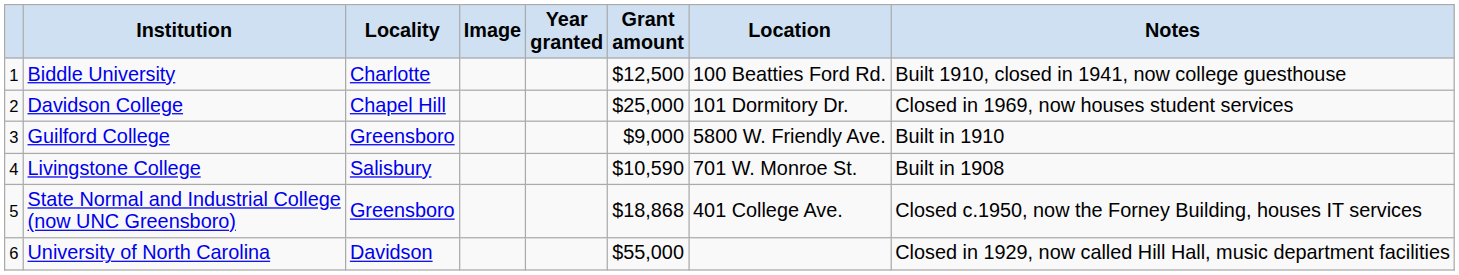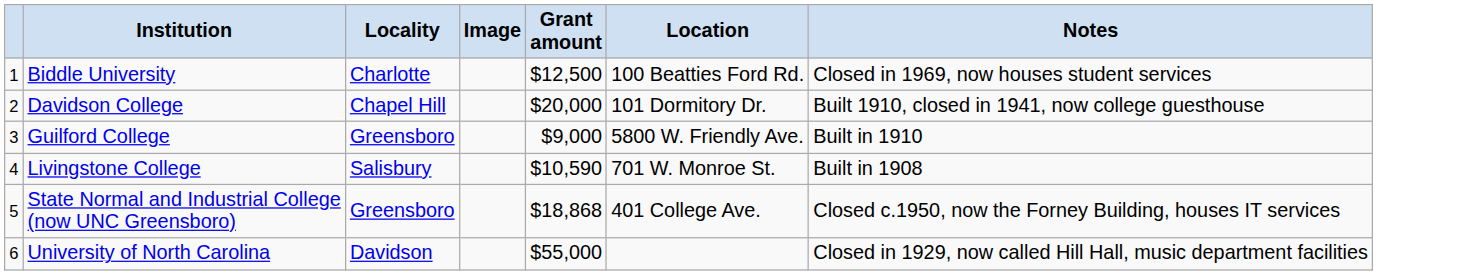- column: (567, 31)
(1121, 74) Built 1910, closed in 1941, now college guesthouse -> (1012, 74) Closed in 1969, now houses student services
(648, 105) $25,000 -> (566, 105) $20,000
(1094, 105) Closed in 1969, now houses student services -> (1039, 105) Built 1910, closed in 1941, now college guesthouse
